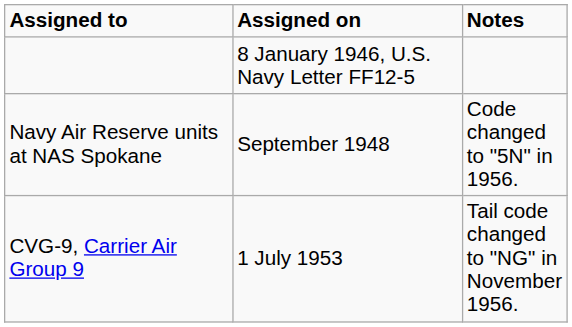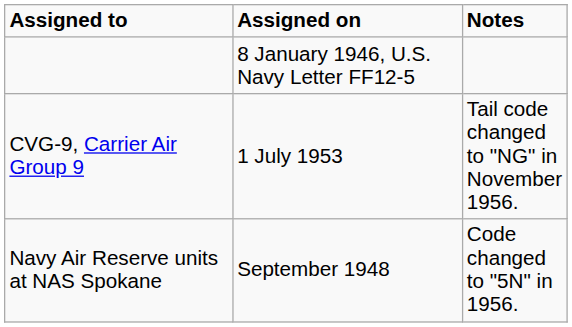rows swapped: (114, 144) <-> (93, 258)
